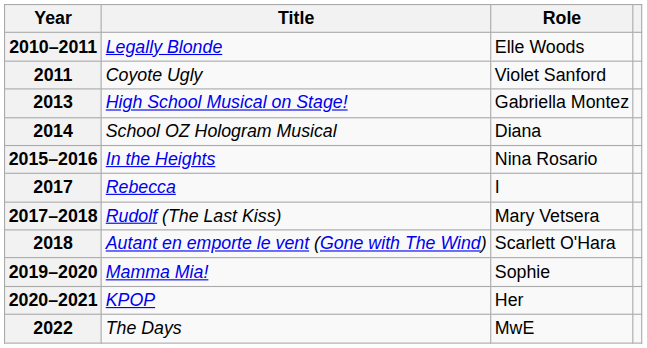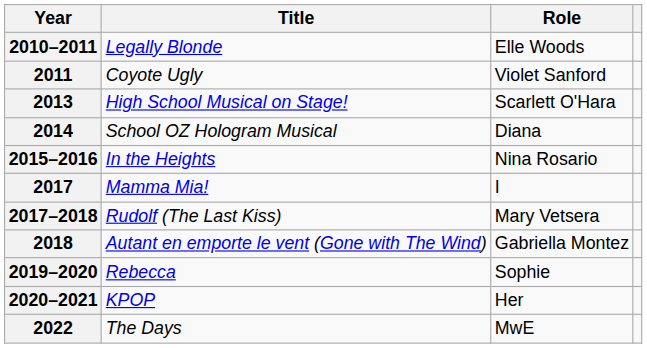(562, 103) Gabriella Montez -> (555, 103) Scarlett O'Hara
(141, 187) Rebecca -> (157, 187) Mamma Mia!
(555, 243) Scarlett O'Hara -> (562, 243) Gabriella Montez
(157, 272) Mamma Mia! -> (141, 272) Rebecca
